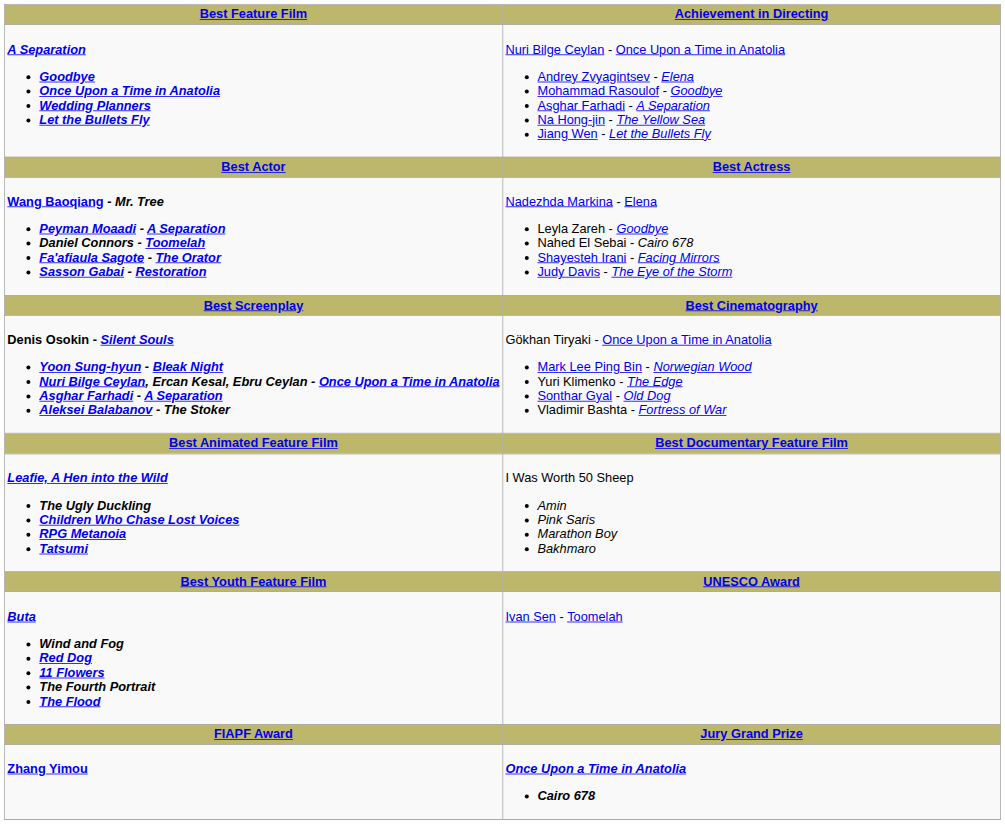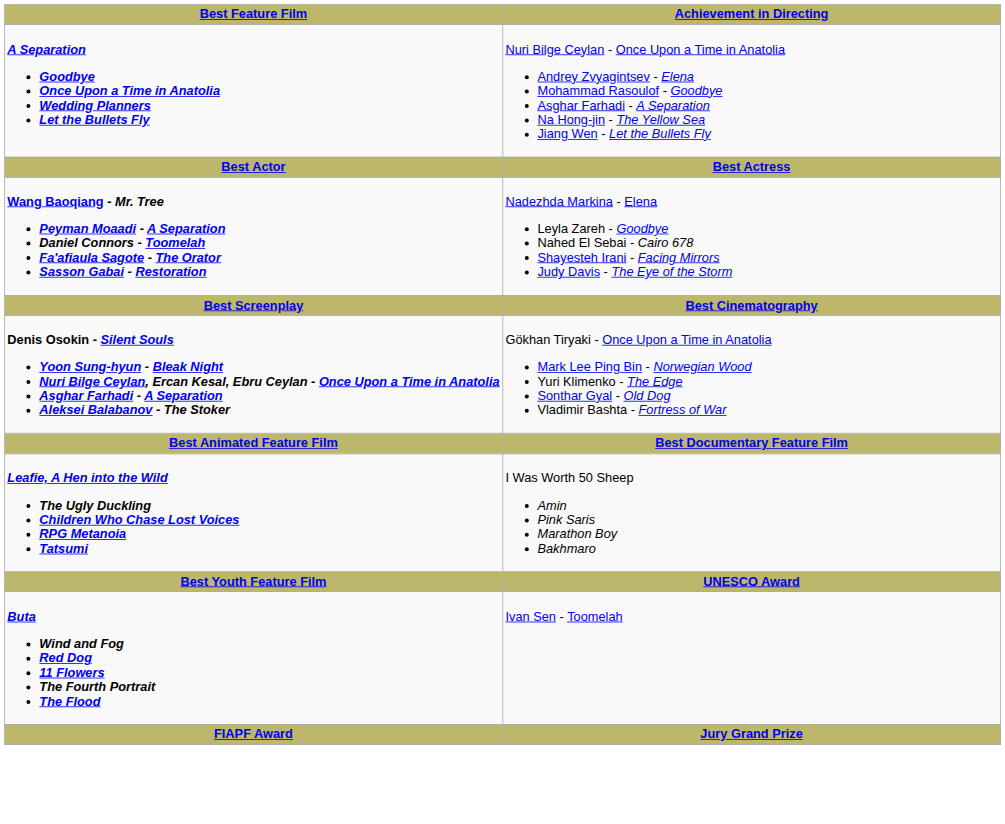- row: (48, 769)
